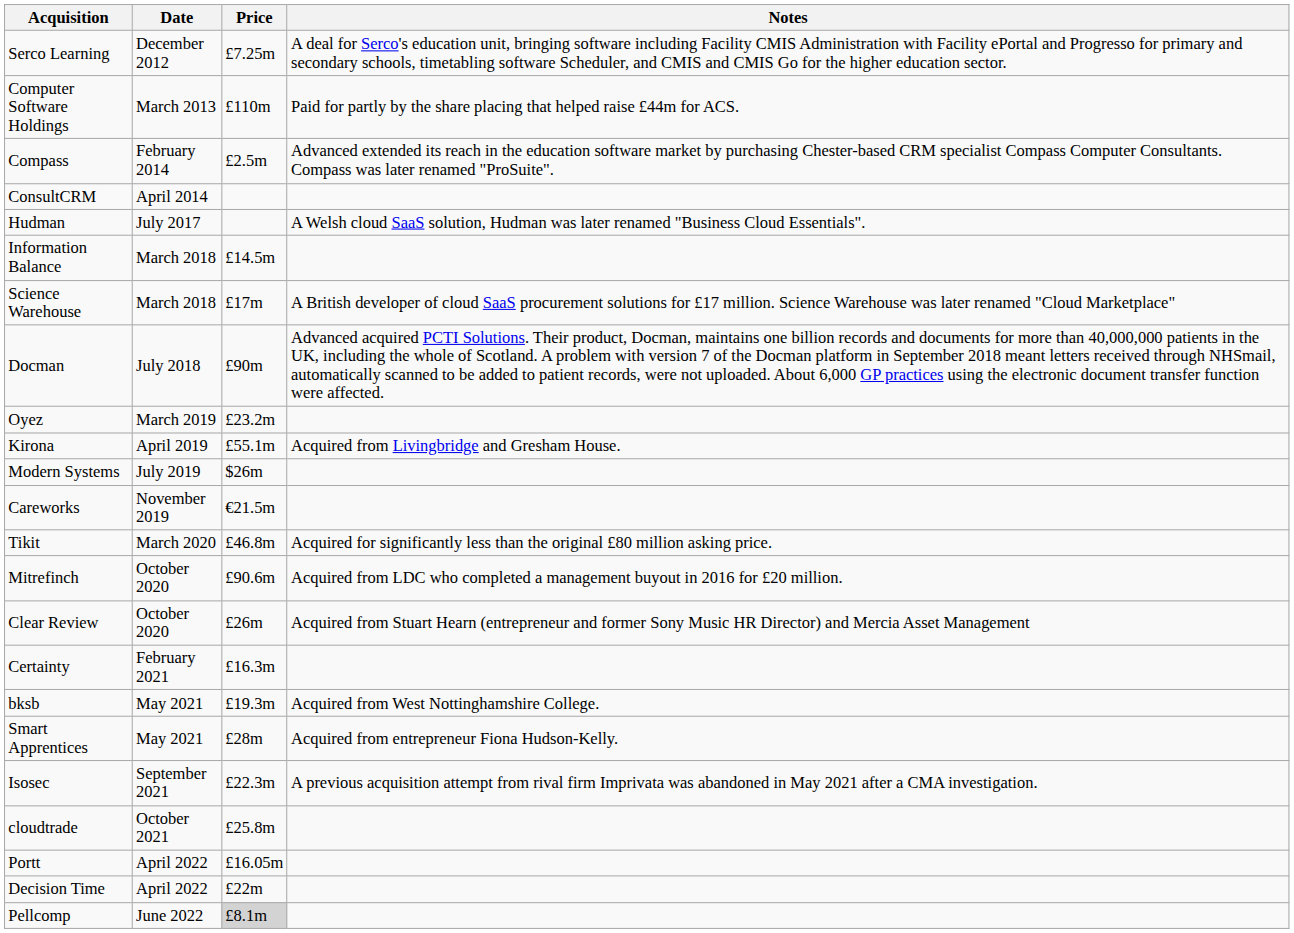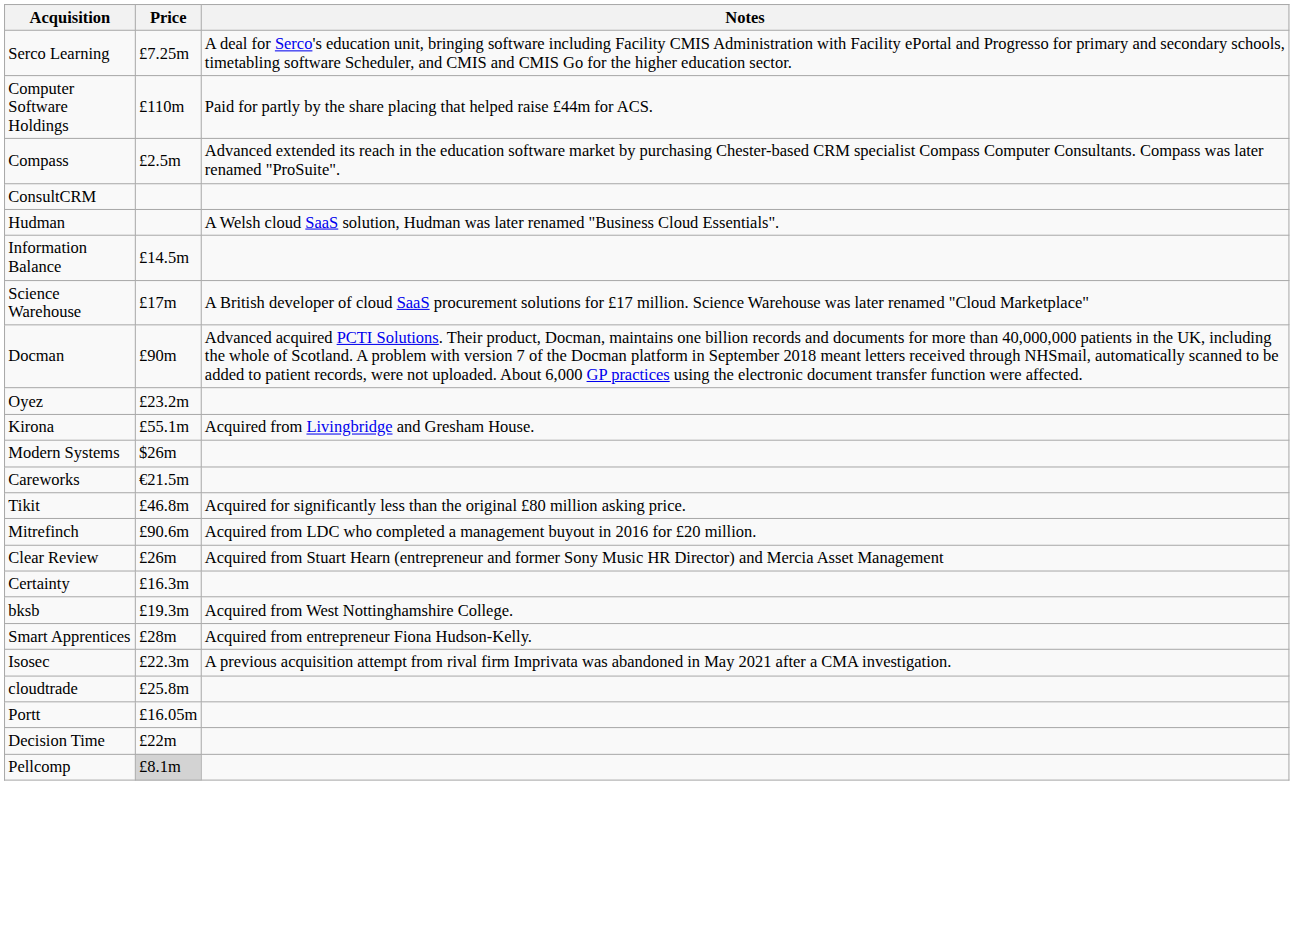- column: (177, 17)
